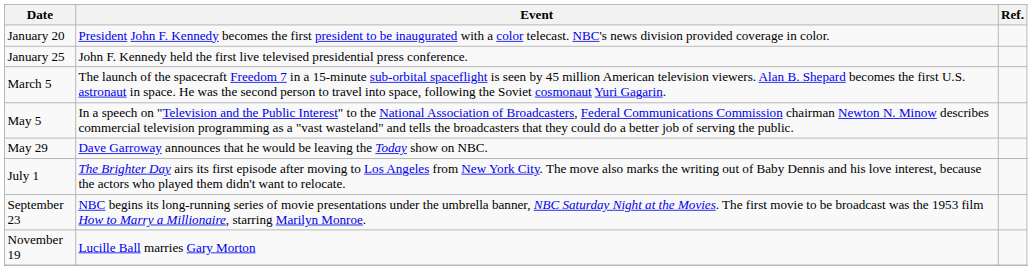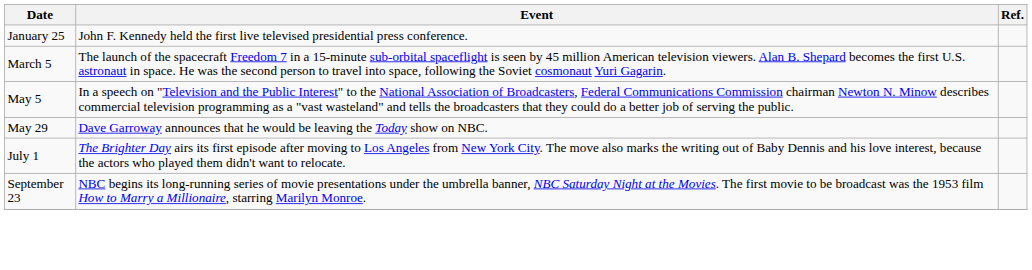- row: (36, 35)
- row: (35, 247)
